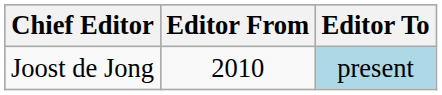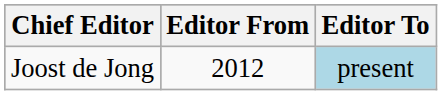(238, 67) 2010 -> (238, 67) 2012
